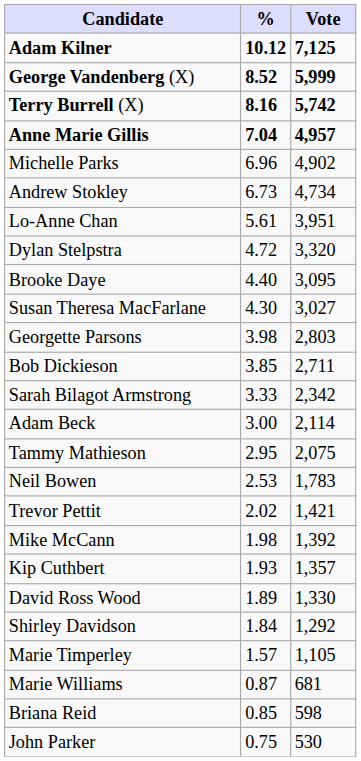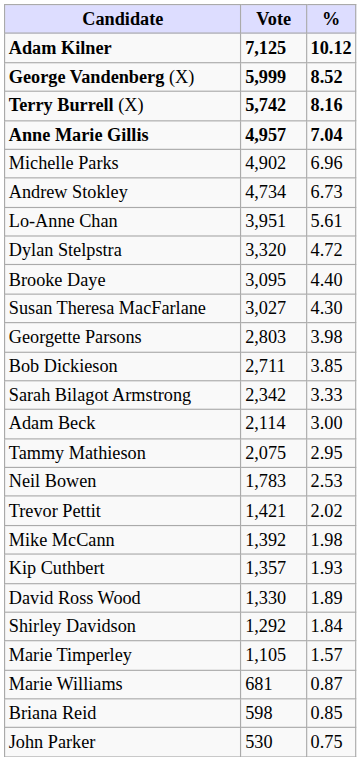columns swapped: (323, 18) <-> (266, 18)
